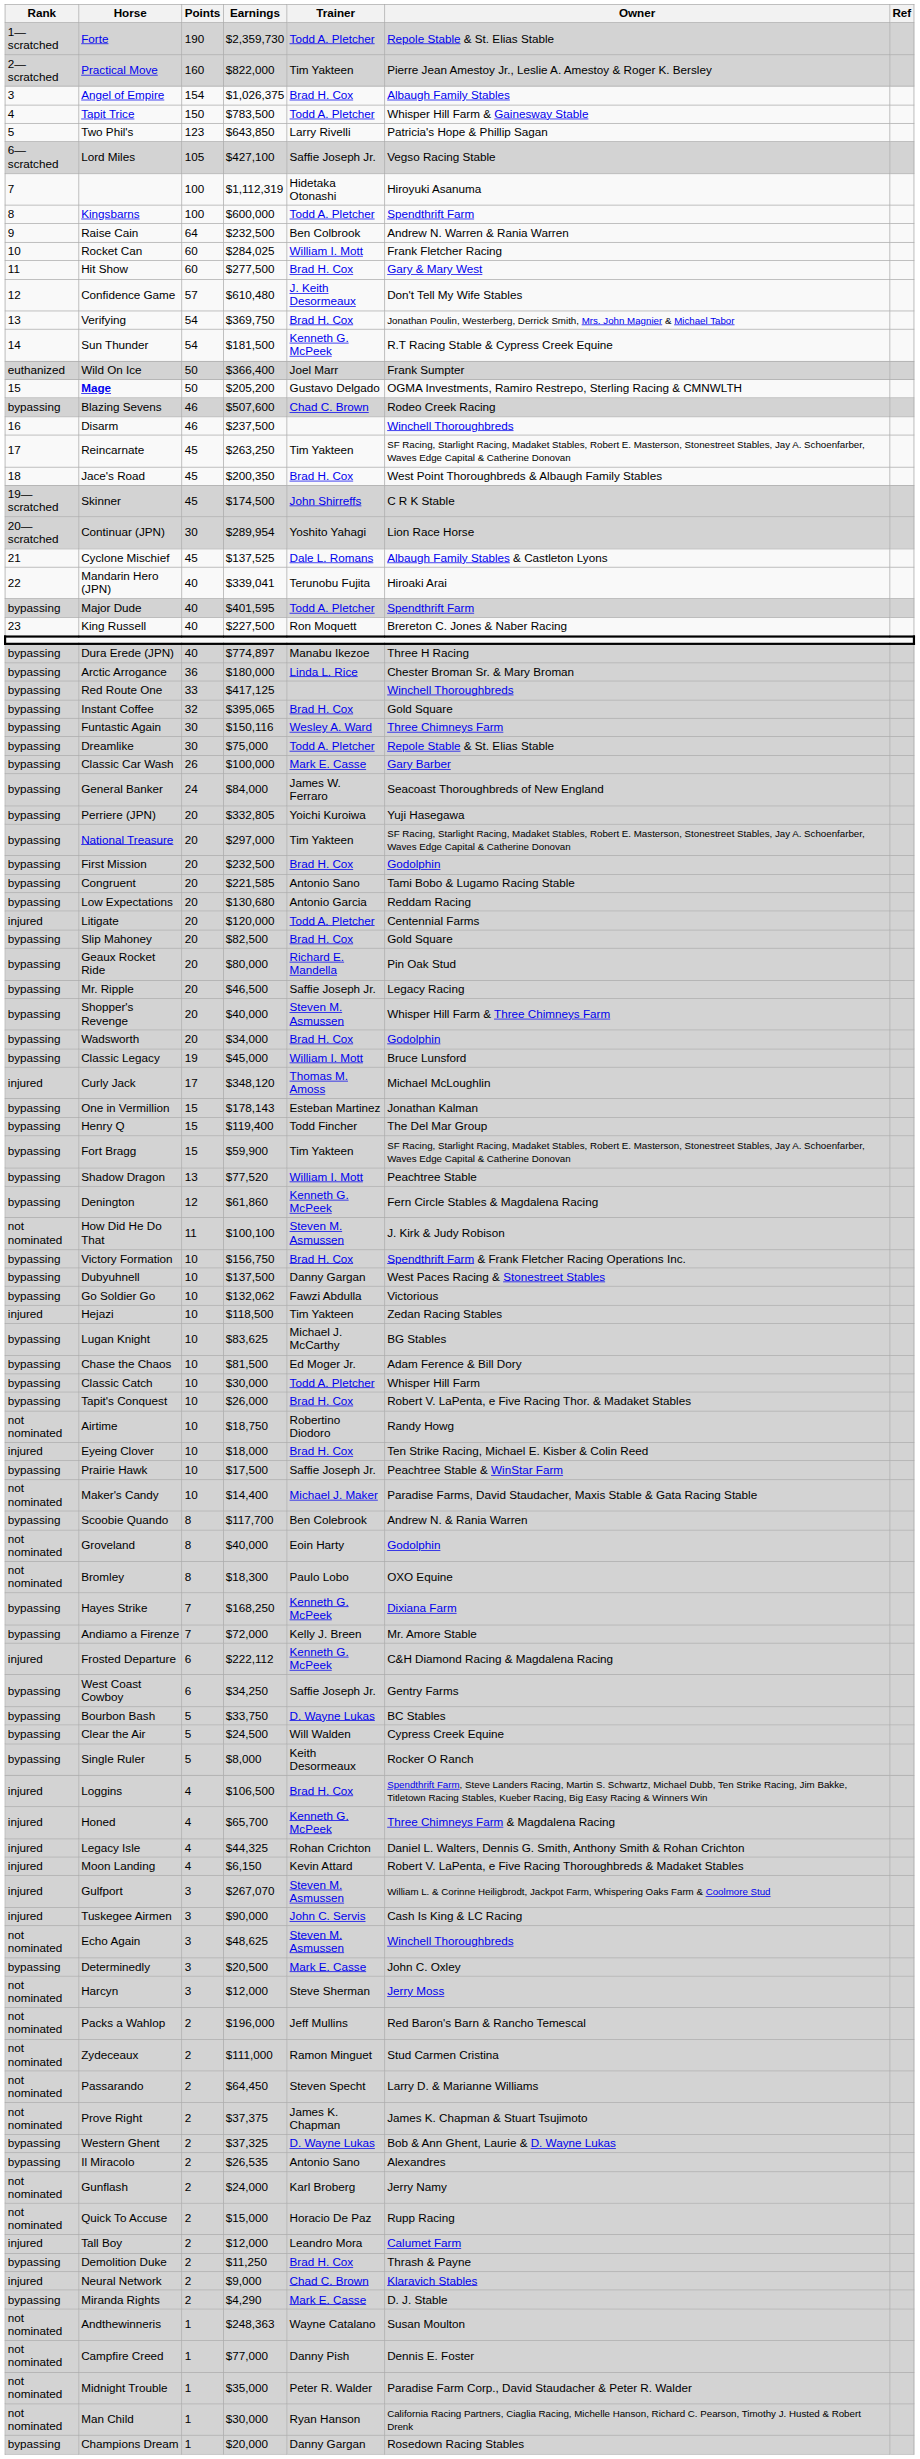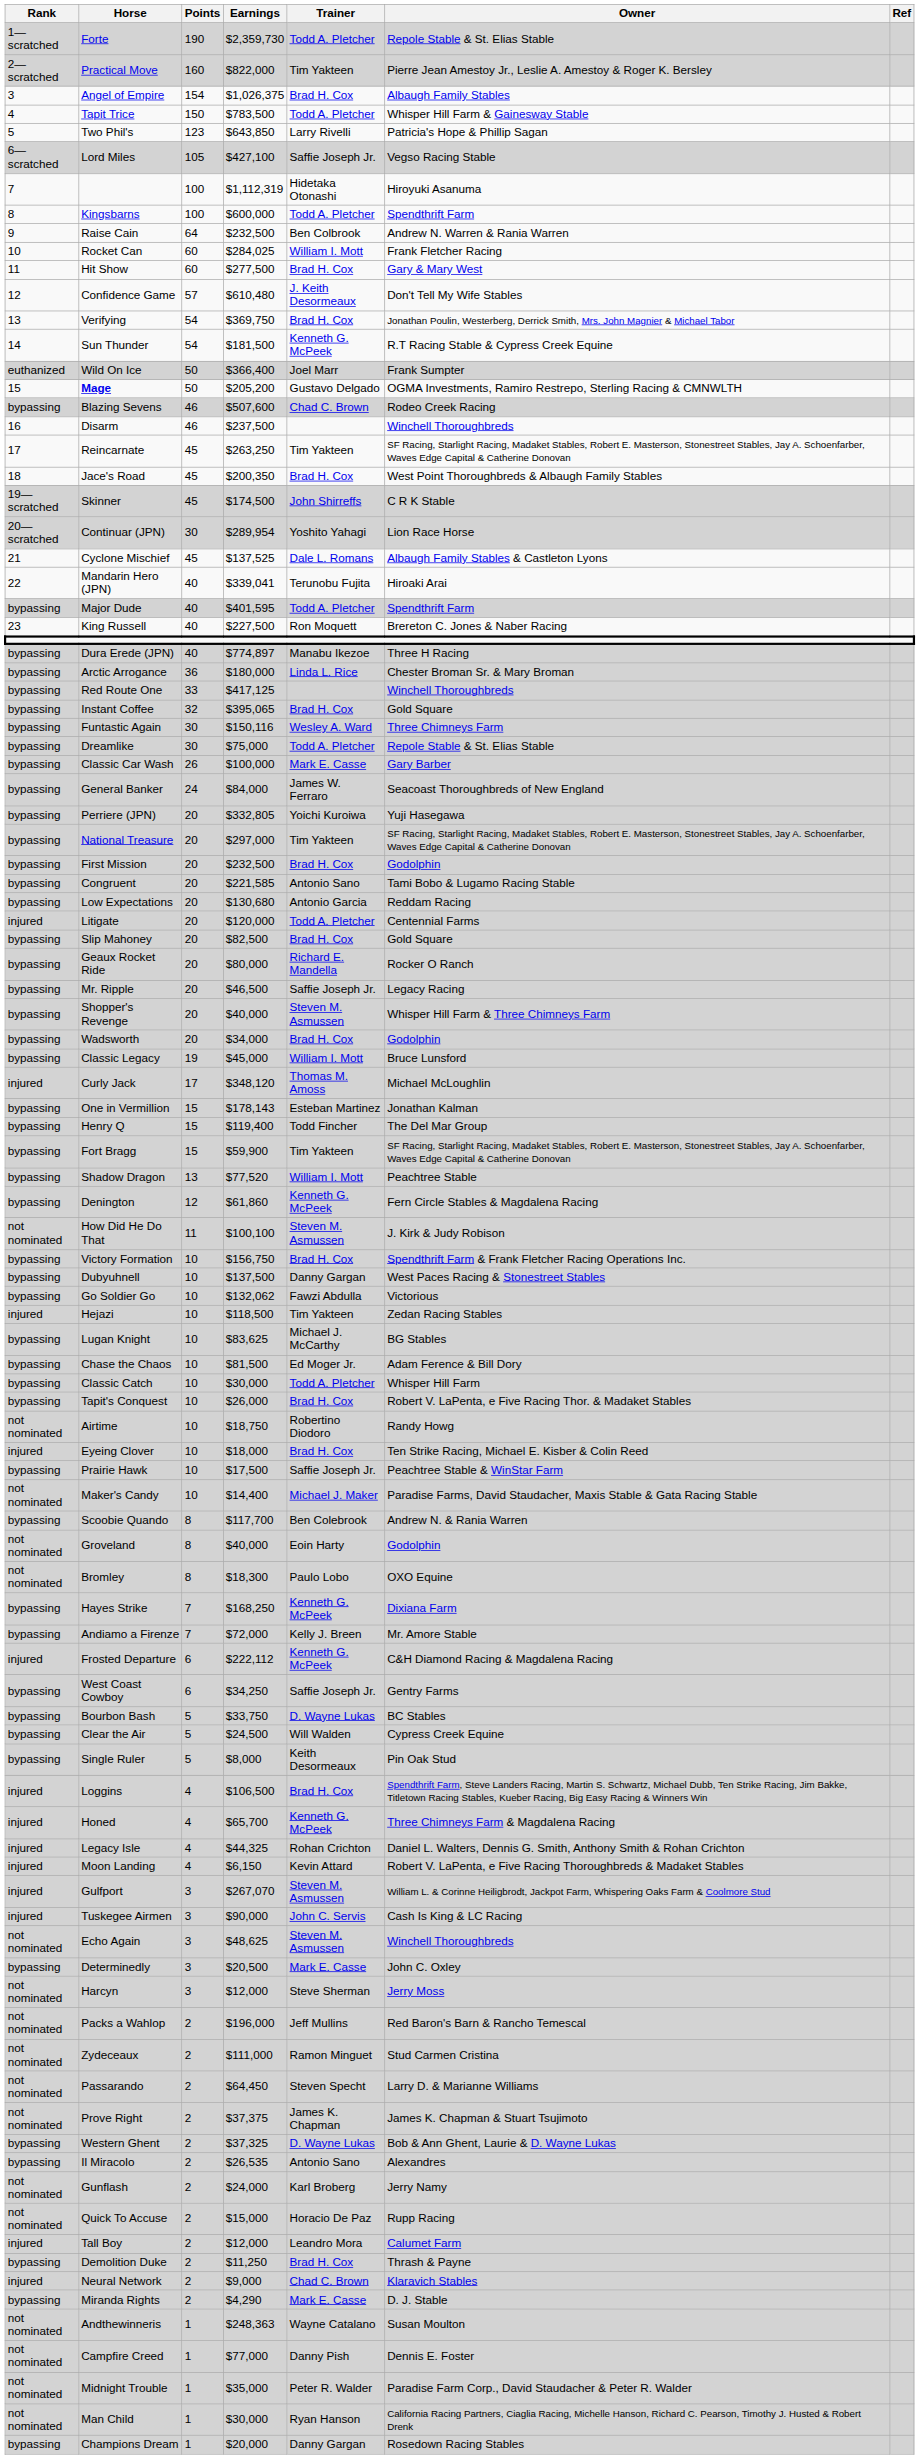(422, 964) Pin Oak Stud -> (430, 964) Rocker O Ranch
(430, 1759) Rocker O Ranch -> (422, 1759) Pin Oak Stud
